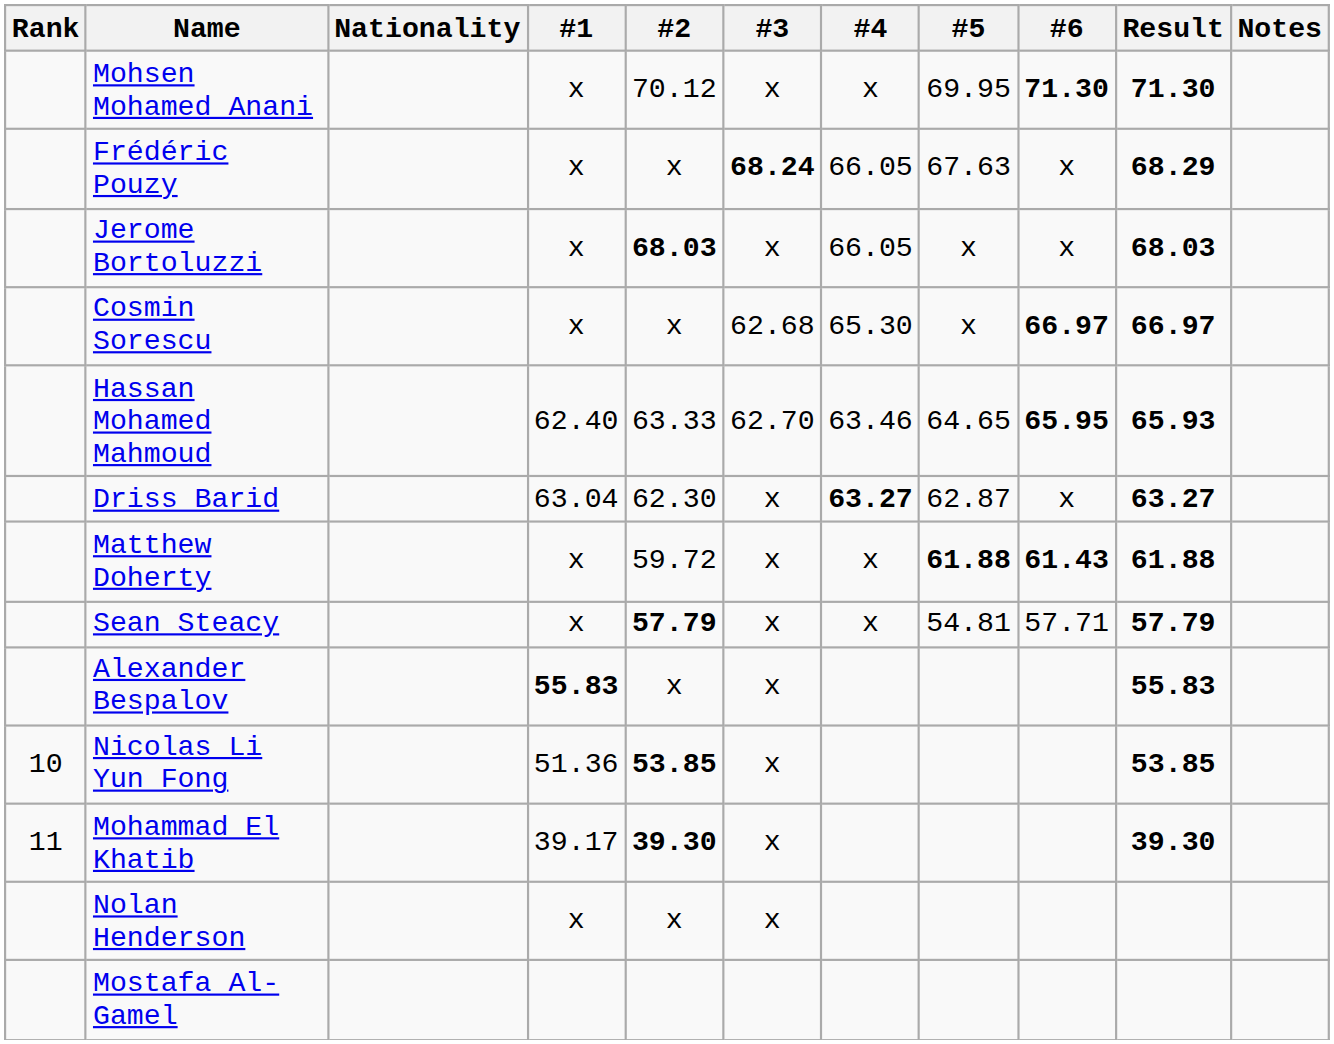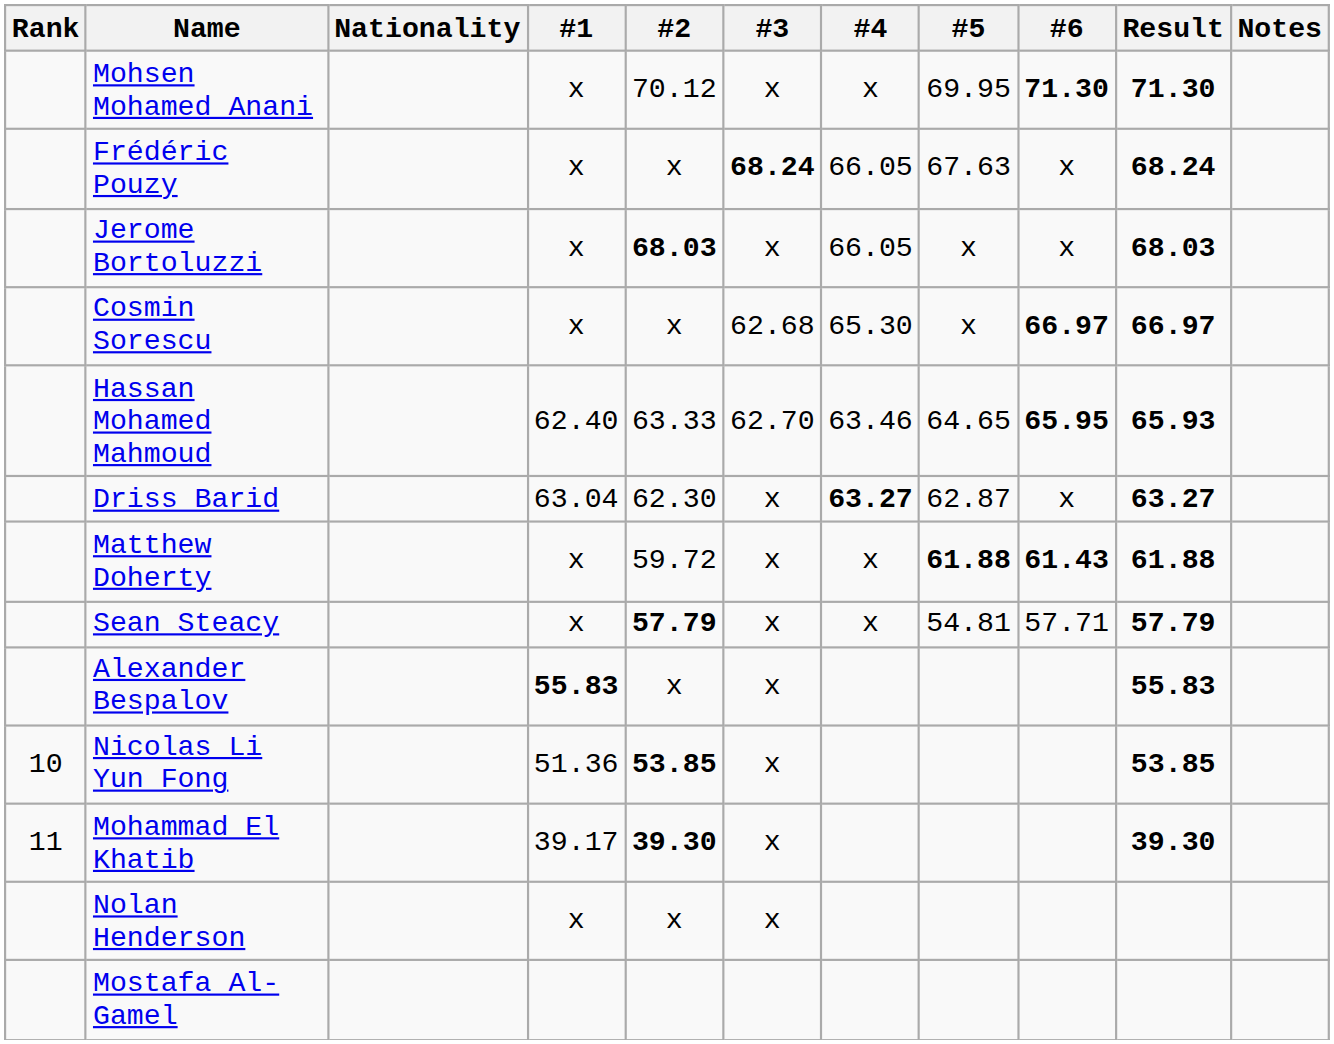(1173, 169) 68.29 -> (1173, 169) 68.24
